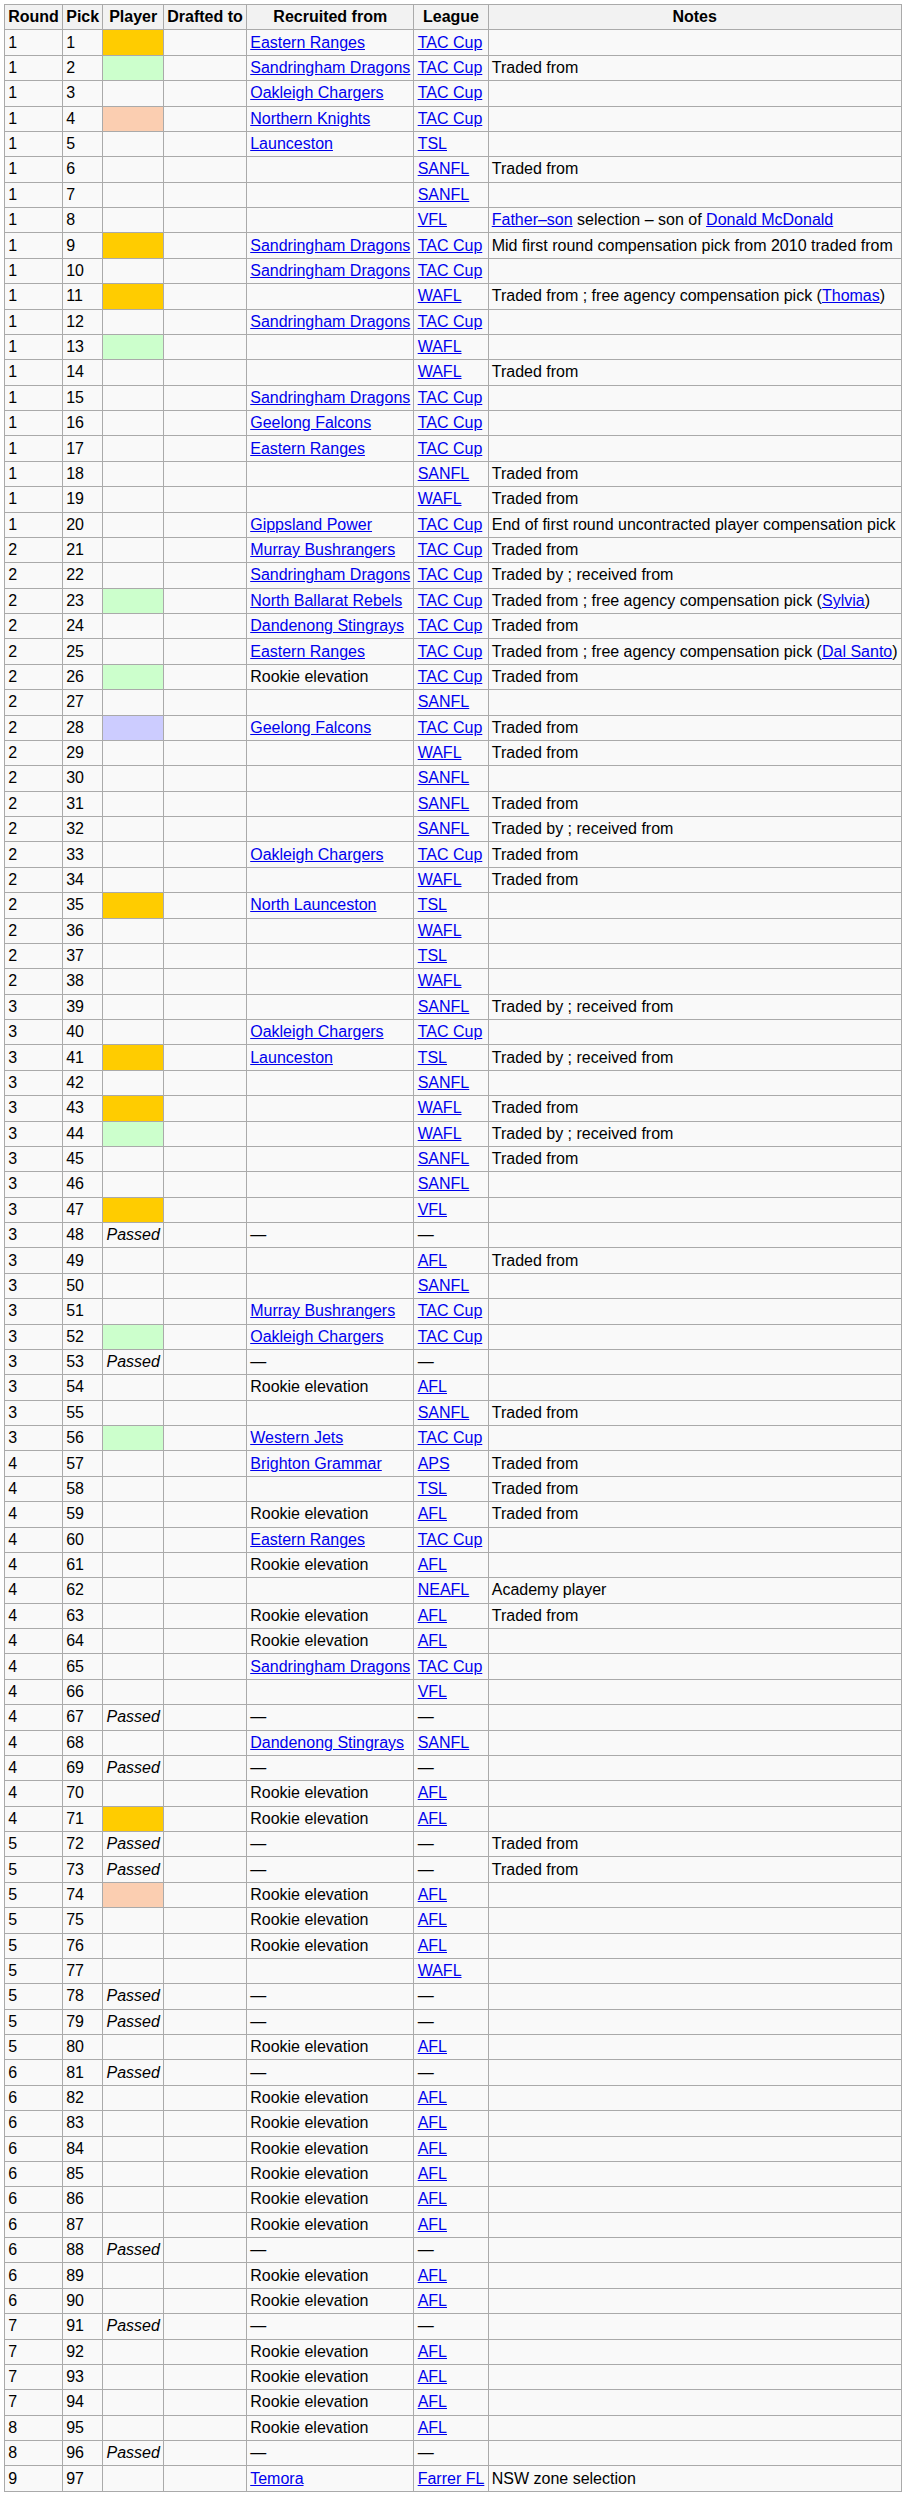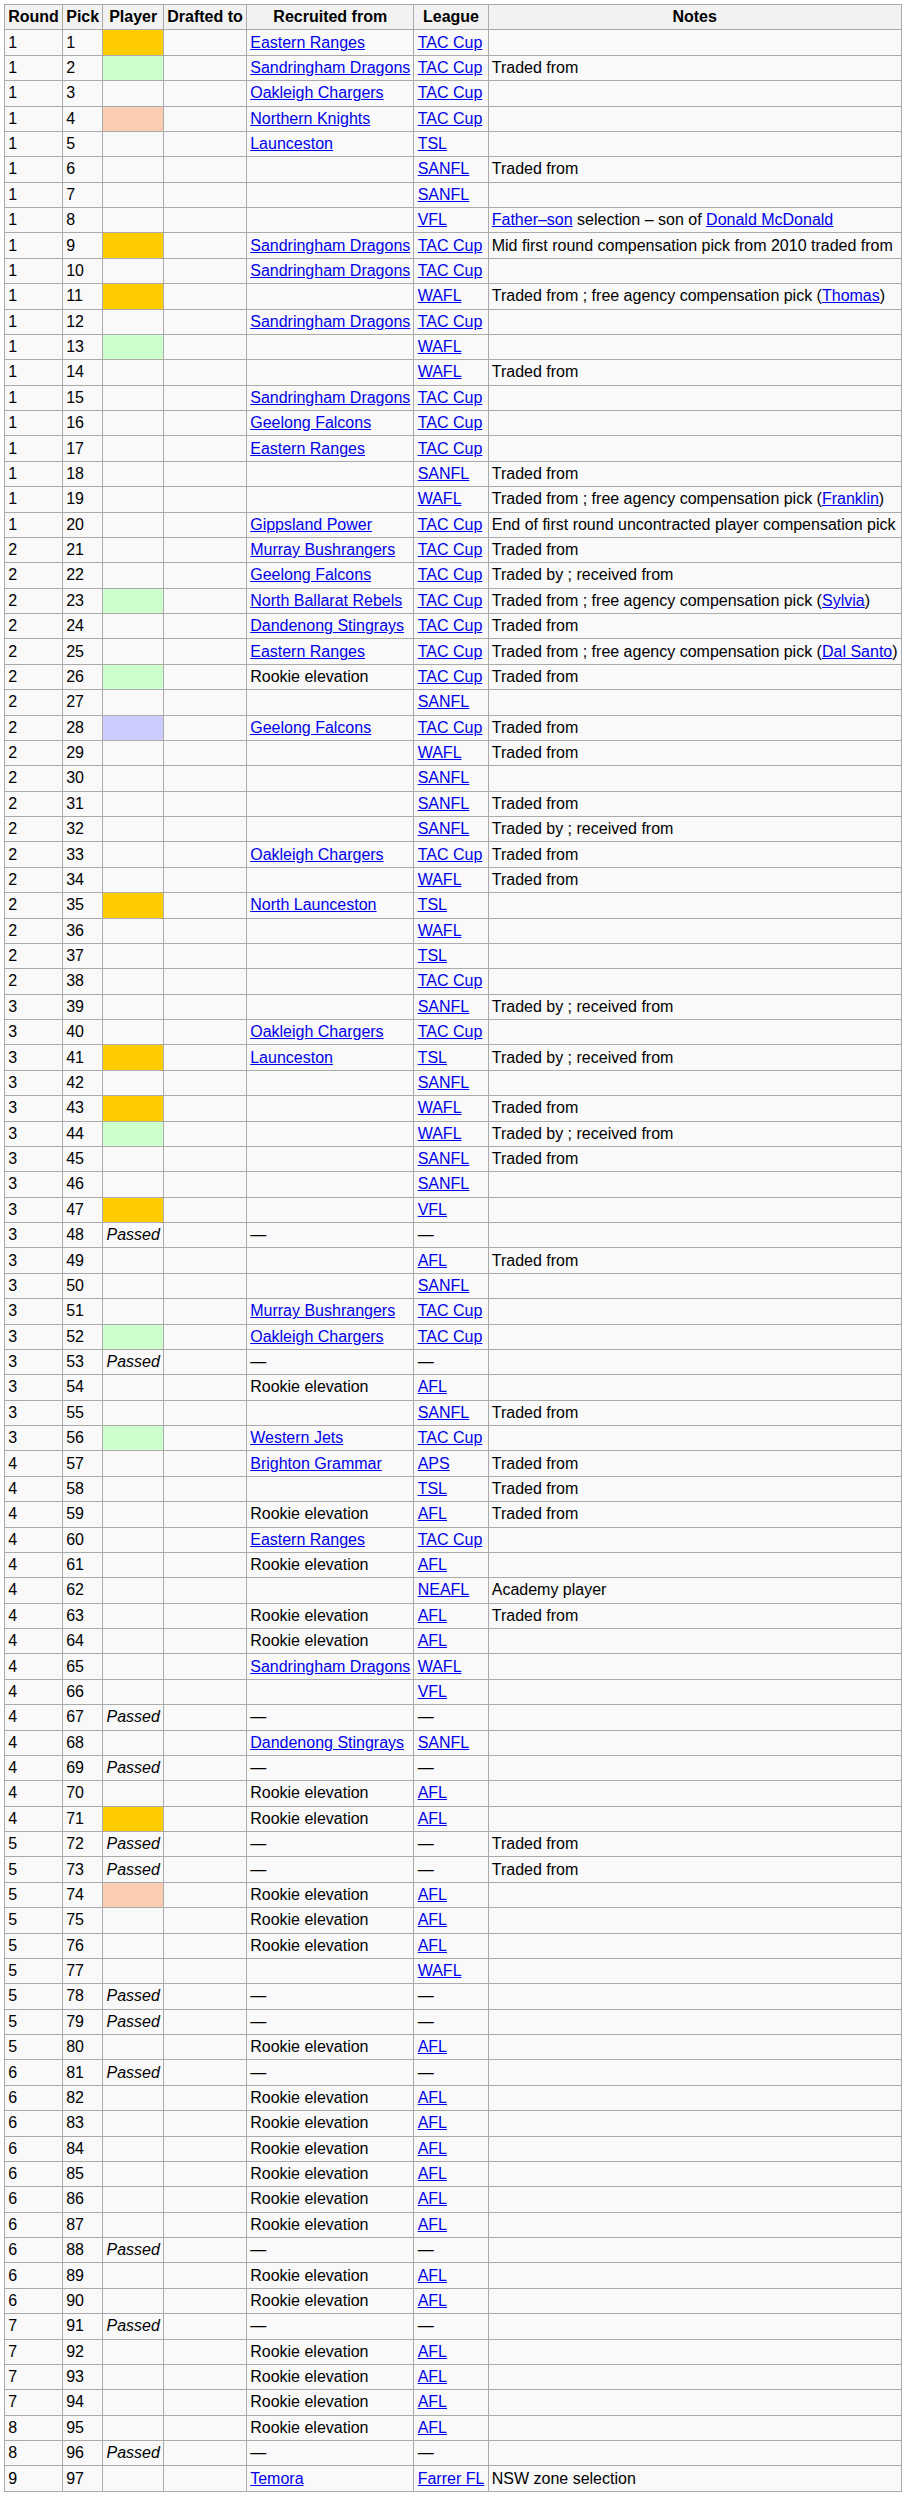(535, 499) Traded from -> (688, 499) Traded from ; free agency compensation pick (Franklin)
(330, 575) Sandringham Dragons -> (311, 575) Geelong Falcons
(440, 981) WAFL -> (450, 981) TAC Cup
(450, 1666) TAC Cup -> (440, 1666) WAFL
